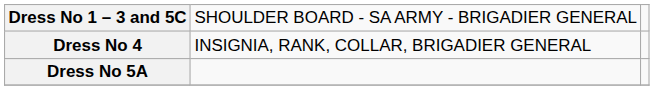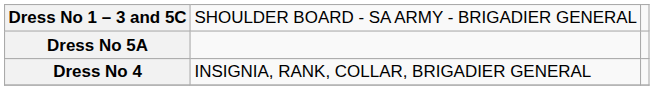rows swapped: (98, 71) <-> (98, 44)
